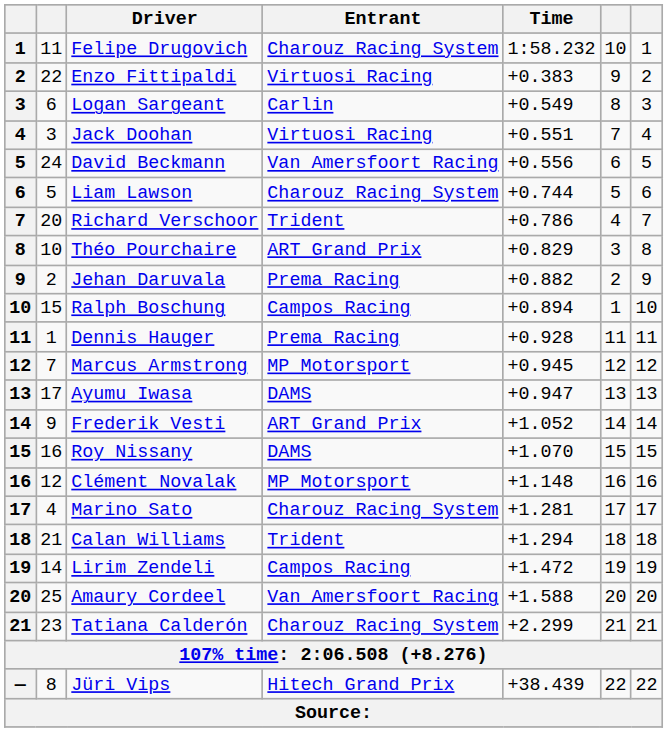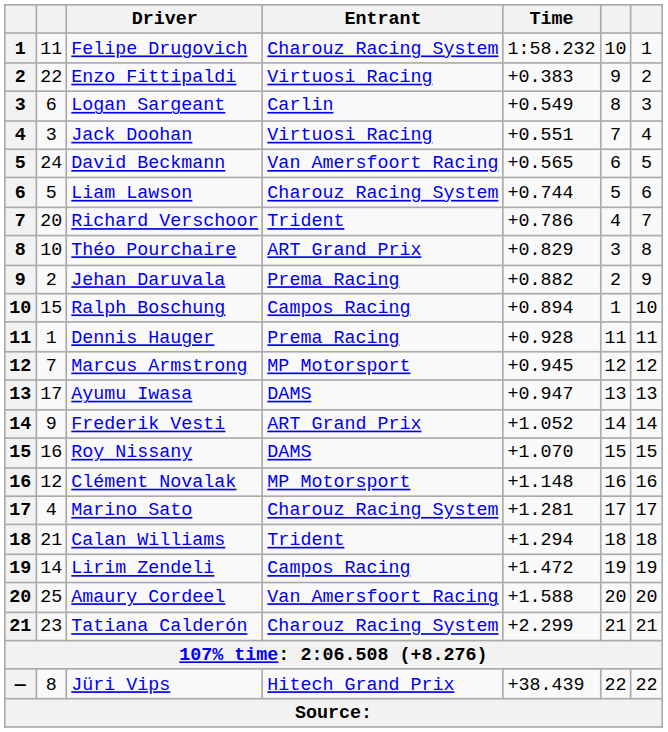(540, 164) +0.556 -> (540, 164) +0.565
